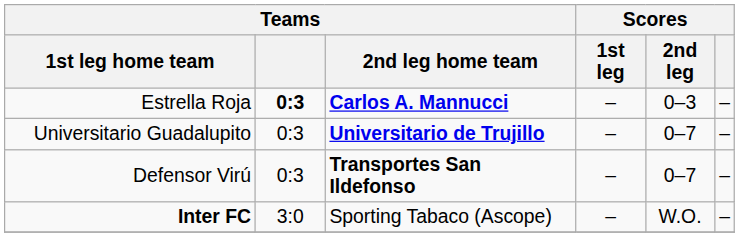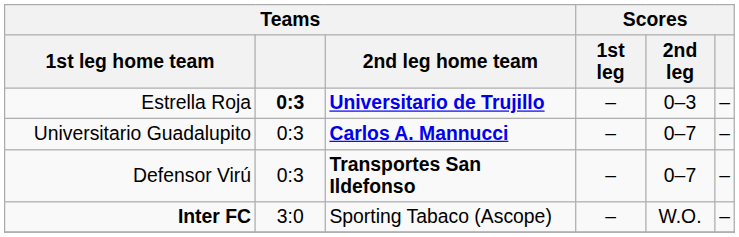(419, 103) Carlos A. Mannucci -> (437, 103) Universitario de Trujillo
(437, 133) Universitario de Trujillo -> (419, 133) Carlos A. Mannucci
